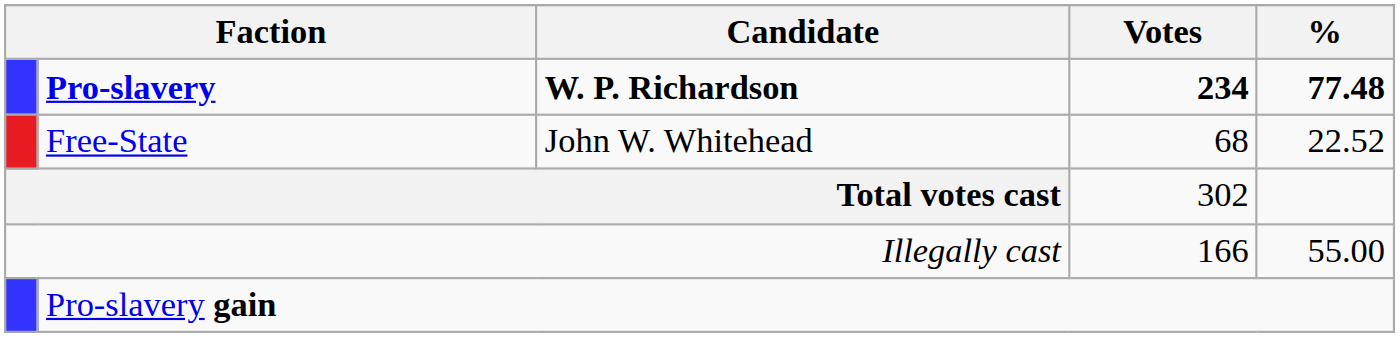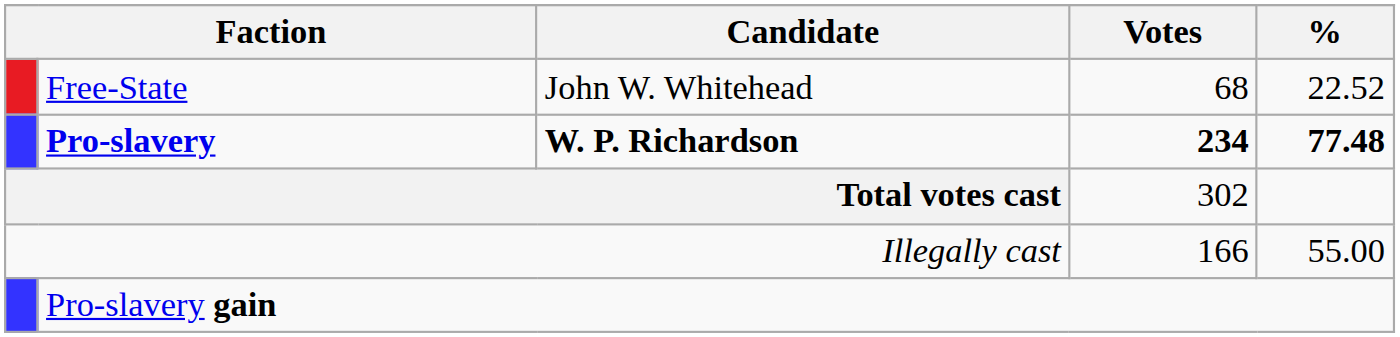rows swapped: (131, 86) <-> (117, 140)
